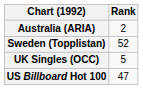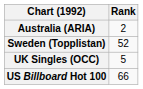(123, 76) 47 -> (123, 76) 66
